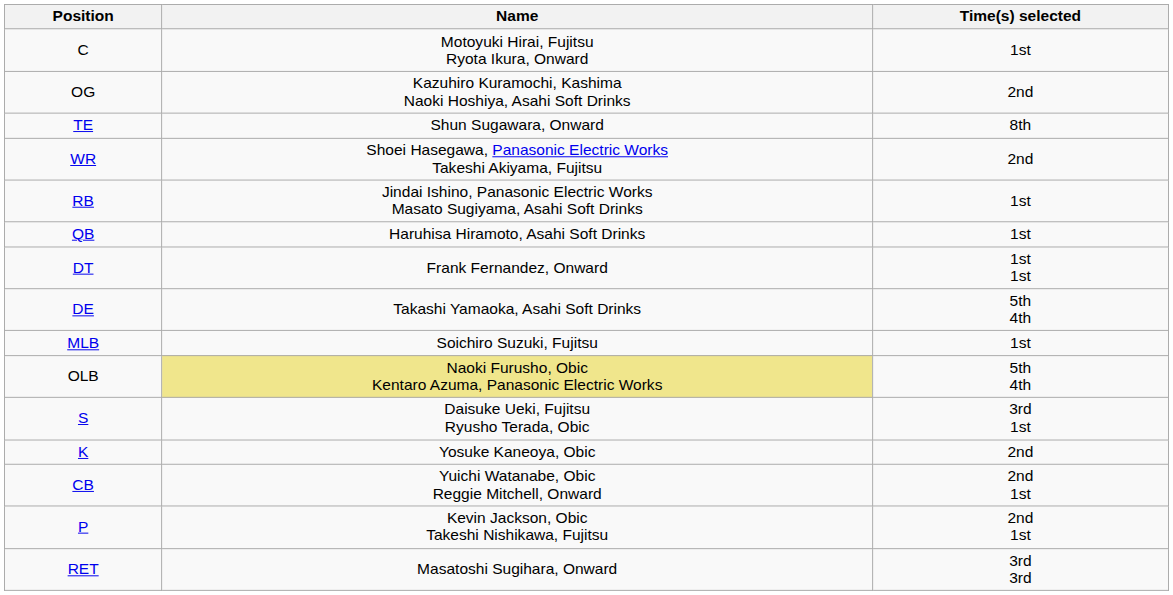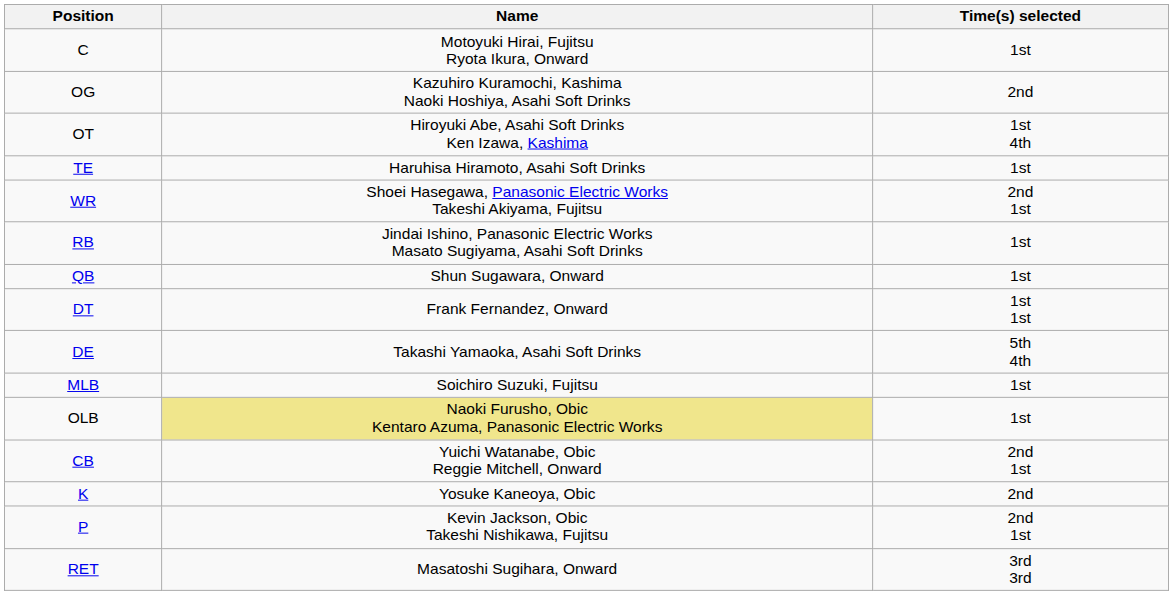+ row: (83, 134)
(517, 125) Shun Sugawara, Onward -> (517, 167) Haruhisa Hiramoto, Asahi Soft Drinks
(1020, 125) 8th -> (1020, 167) 1st
(1020, 158) 2nd -> (1020, 200) 2nd 1st
(517, 234) Haruhisa Hiramoto, Asahi Soft Drinks -> (517, 276) Shun Sugawara, Onward
(1020, 376) 5th 4th -> (1020, 418) 1st
- row: (83, 418)
rows swapped: (83, 485) <-> (83, 451)
